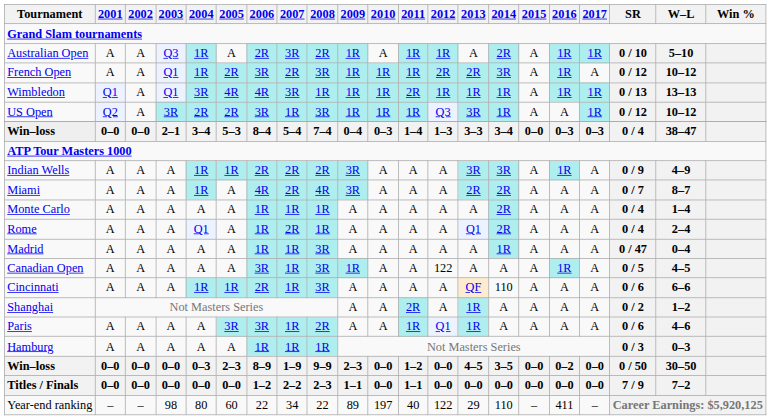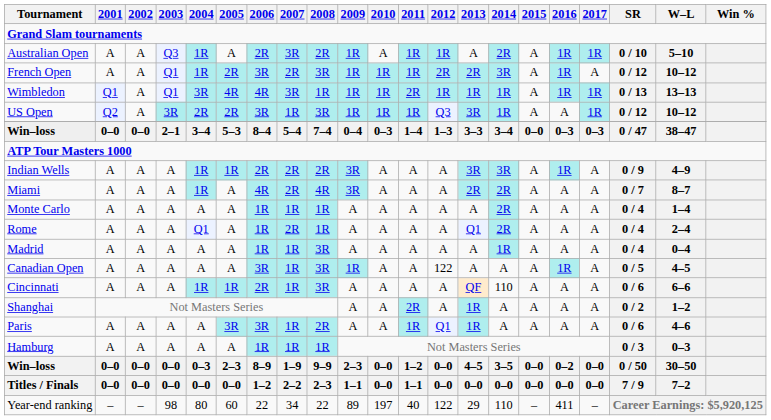(633, 131) 0 / 4 -> (633, 131) 0 / 47
(633, 248) 0 / 47 -> (633, 248) 0 / 4
